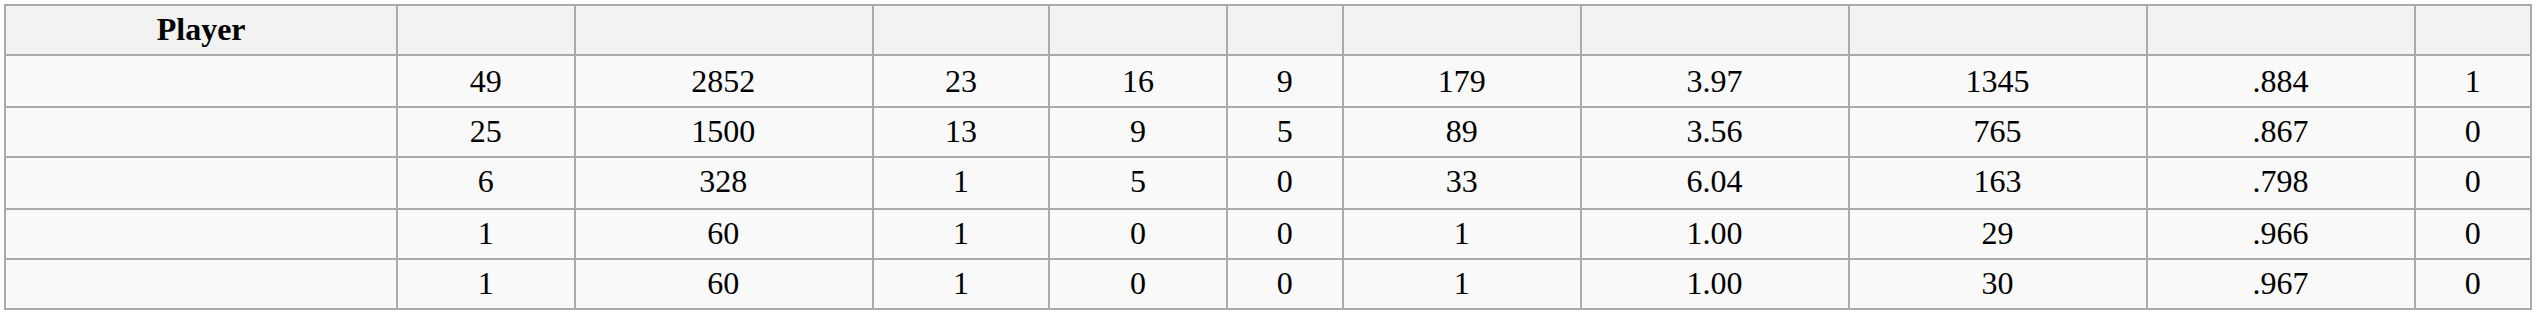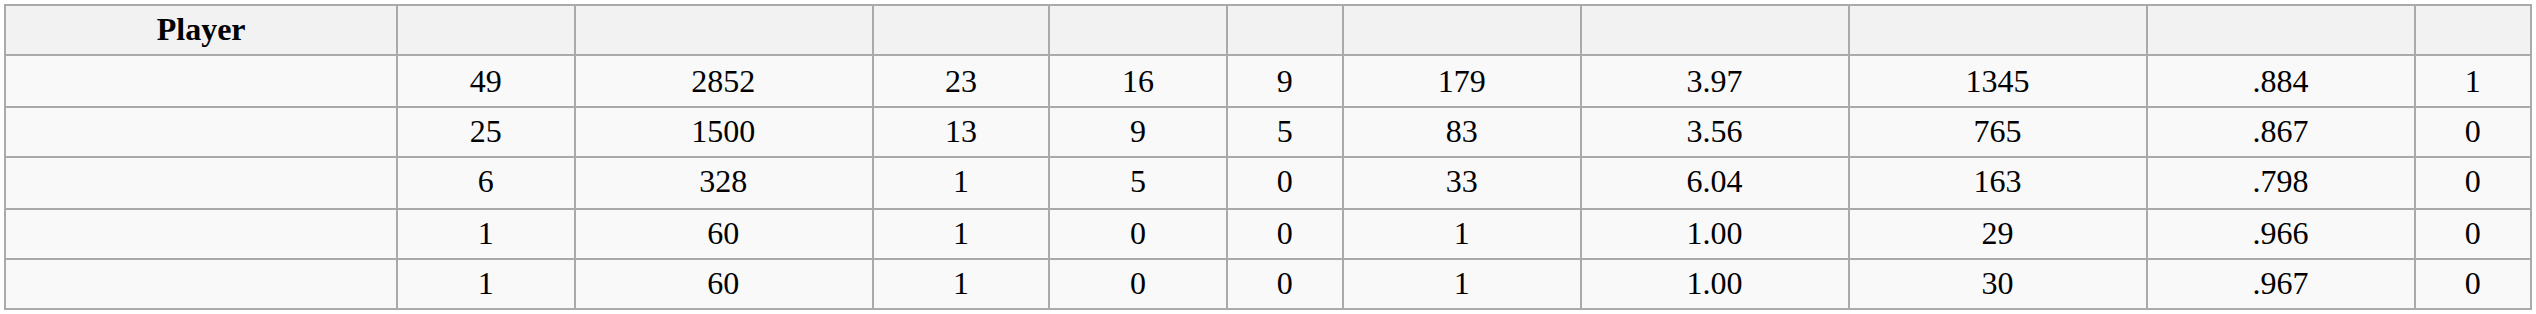(1462, 131) 89 -> (1462, 131) 83
